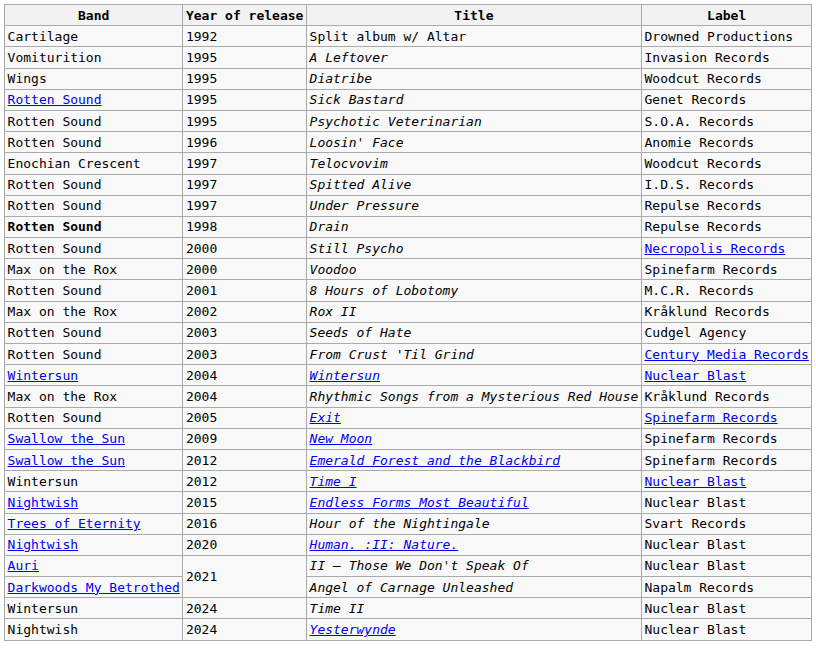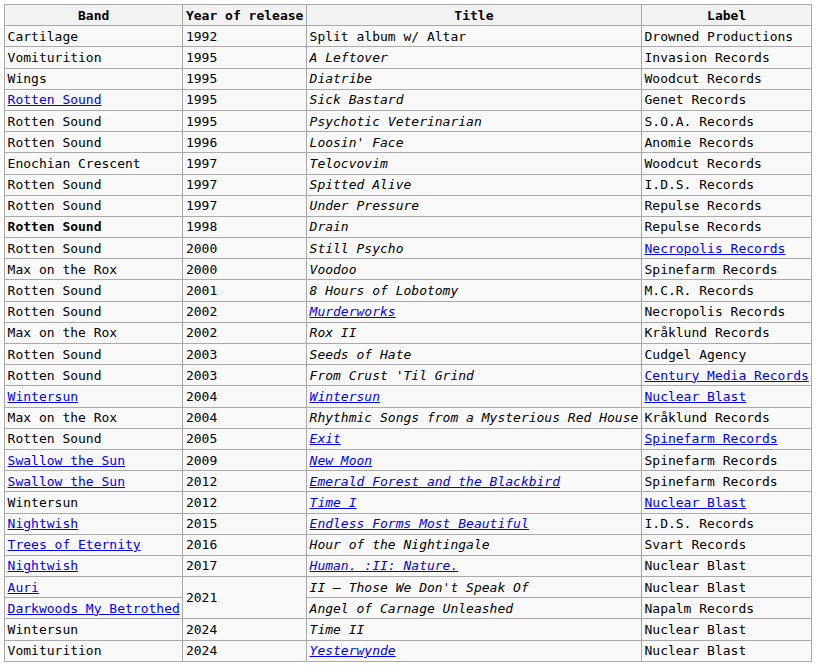+ row: (353, 312)
(695, 502) Nuclear Blast -> (699, 524) I.D.S. Records
(202, 545) 2020 -> (202, 566) 2017
(43, 630) Nightwish -> (55, 651) Vomiturition
